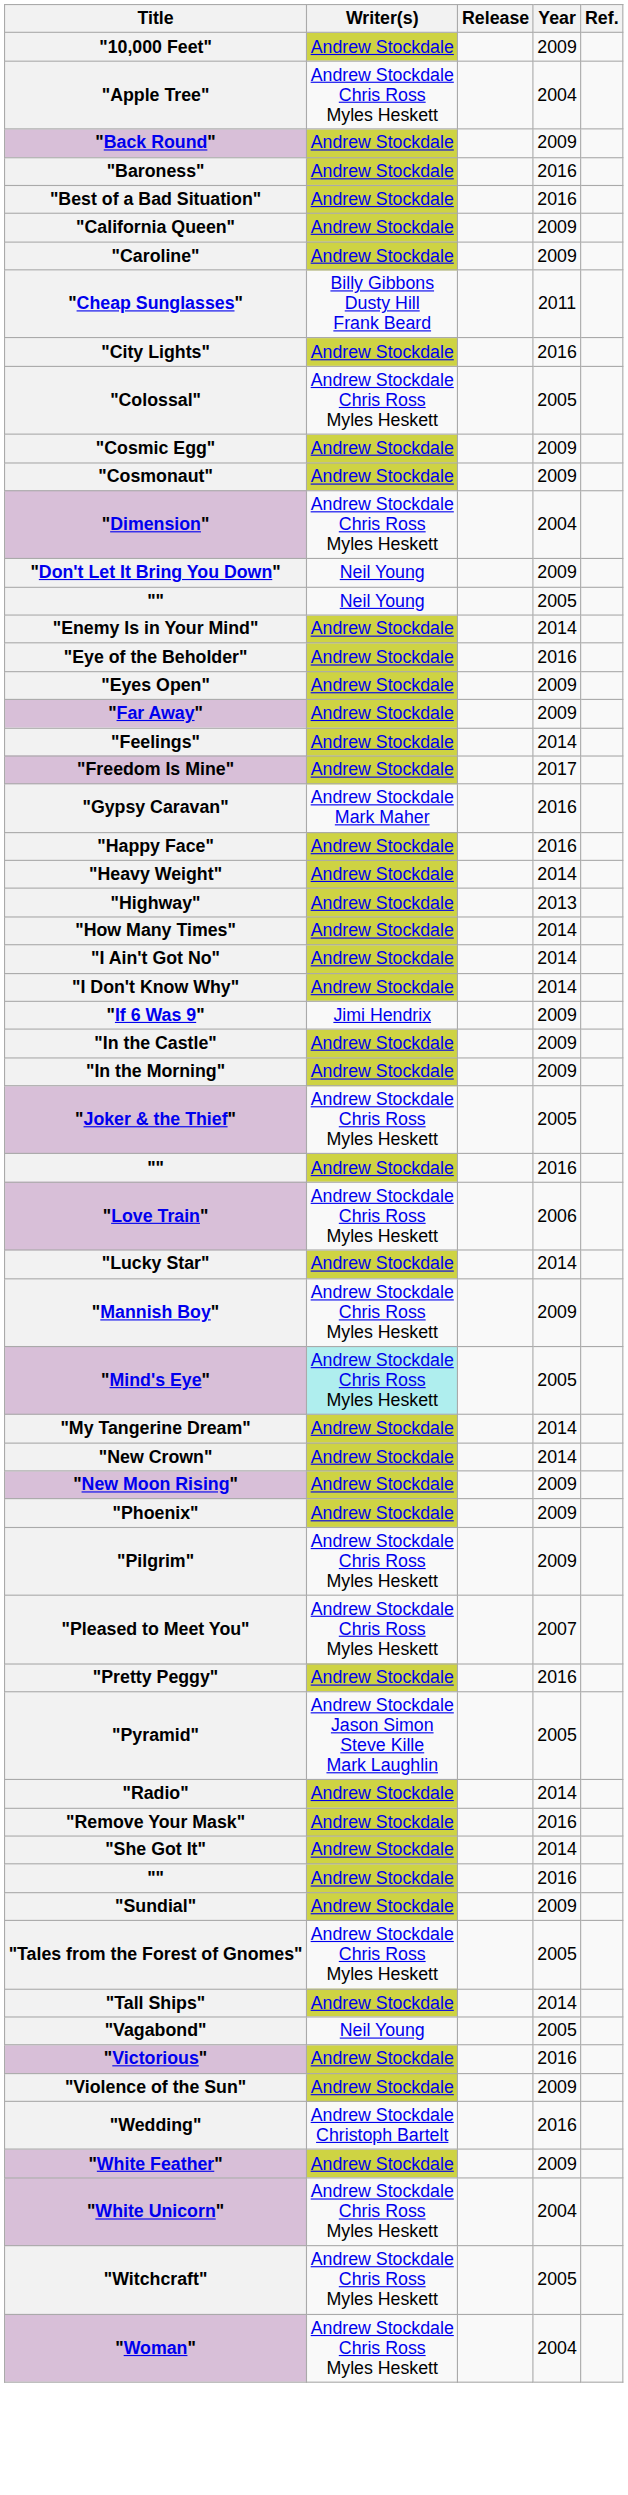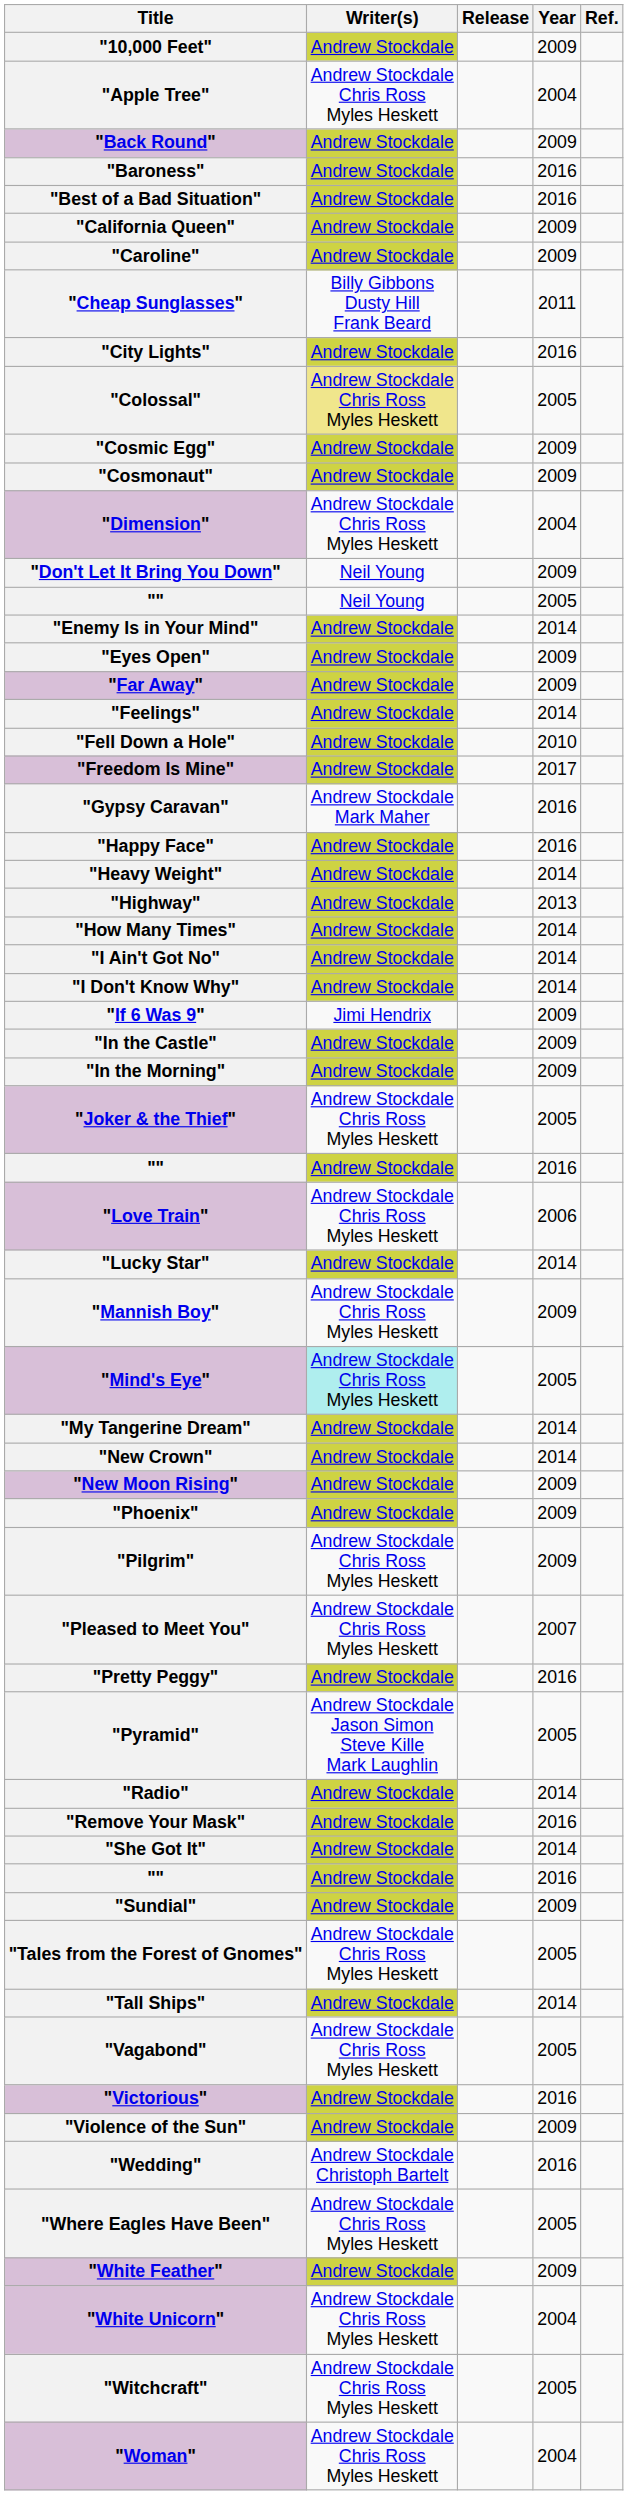(382, 400) no background -> (382, 400) khaki background
- row: (156, 657)
+ row: (156, 741)
(382, 2030) Neil Young -> (382, 2050) Andrew Stockdale Chris Ross Myles Heskett
+ row: (156, 2223)
